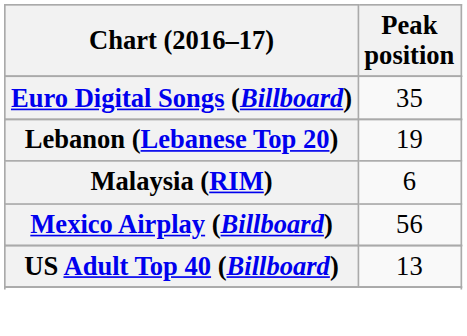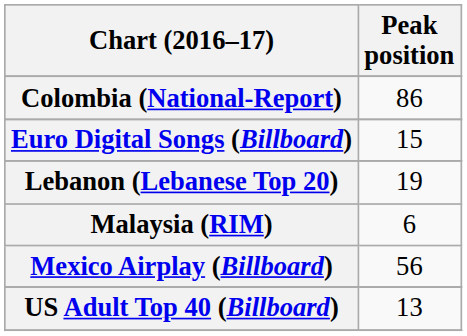+ row: (182, 97)
(409, 97) 35 -> (409, 139) 15
